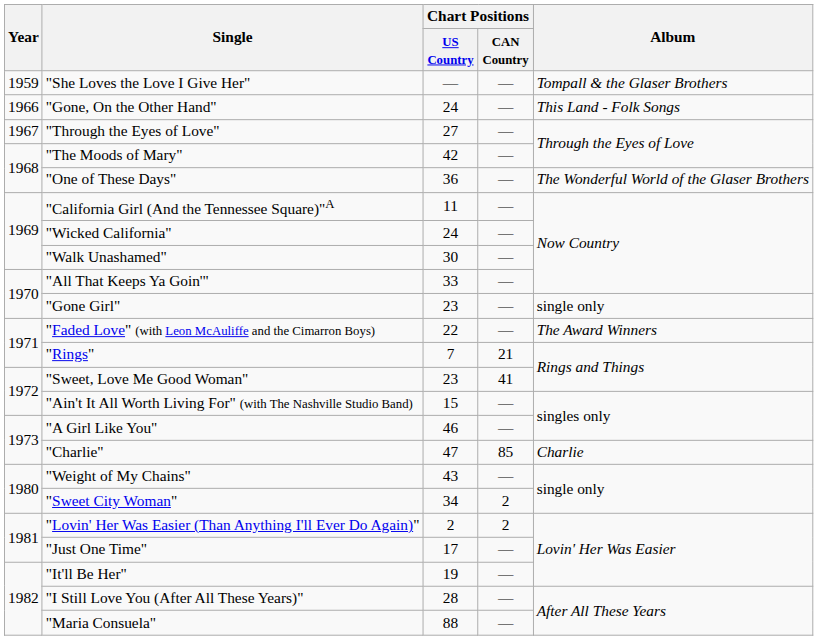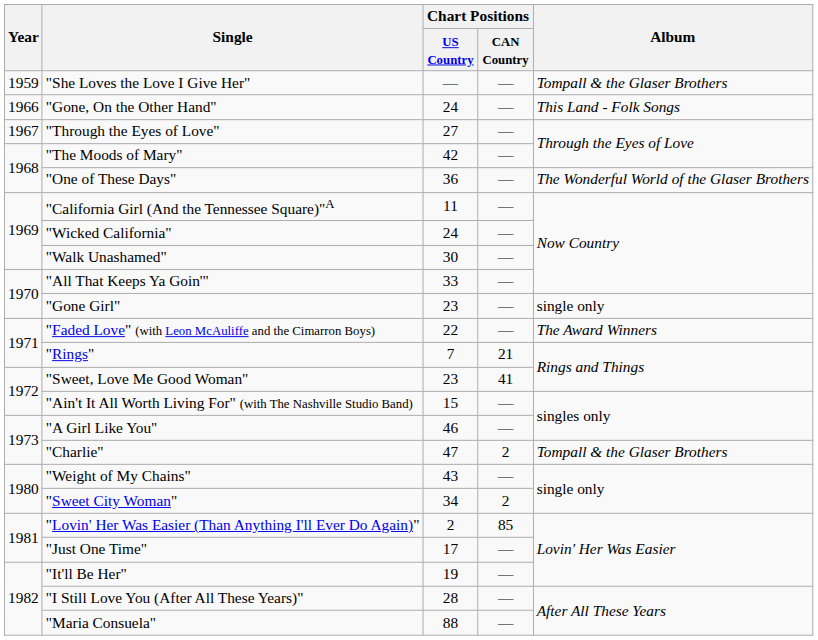(506, 452) 85 -> (506, 452) 2
(560, 452) Charlie -> (632, 452) Tompall & the Glaser Brothers
(506, 525) 2 -> (506, 525) 85
